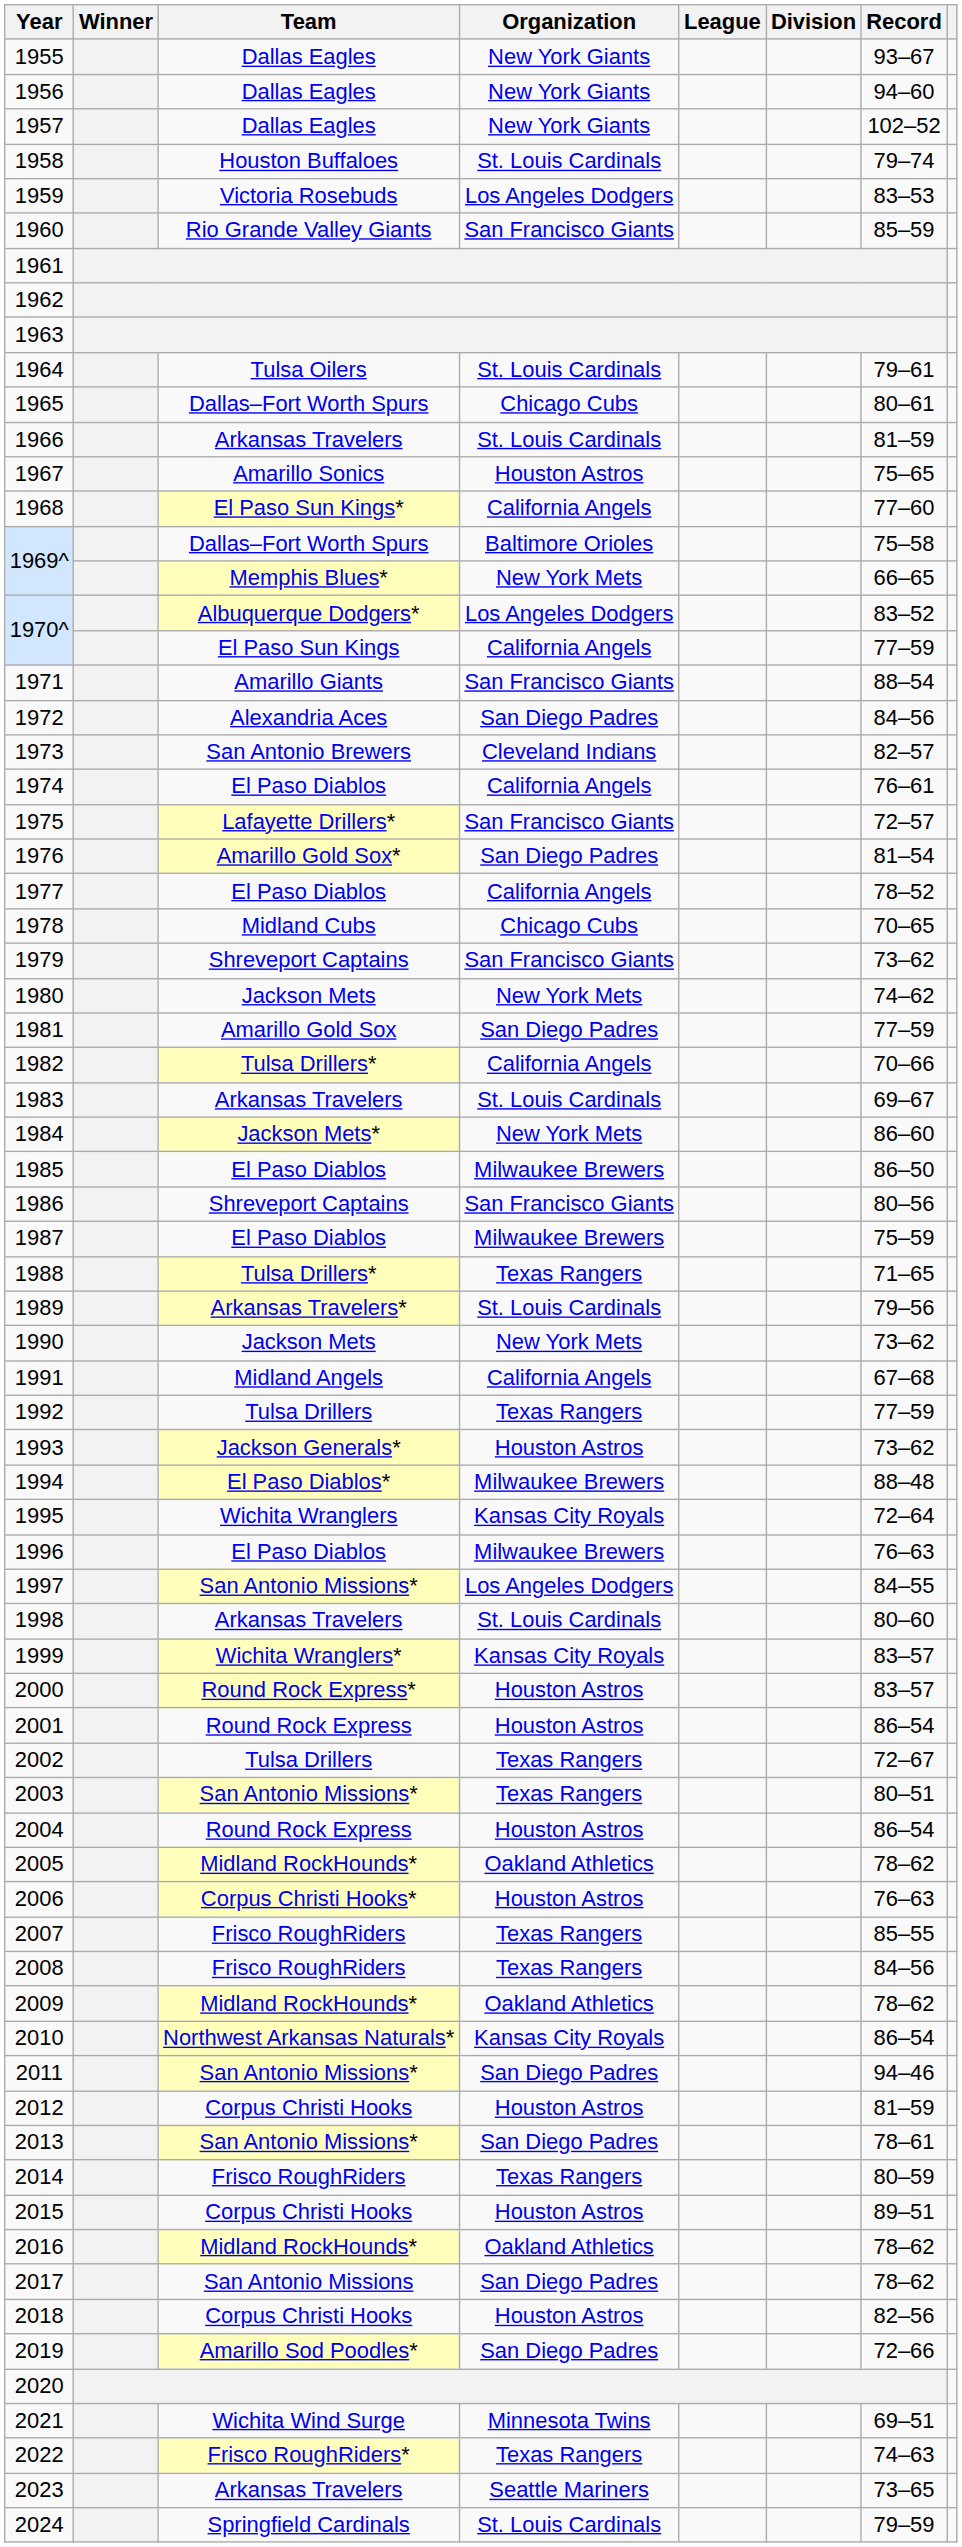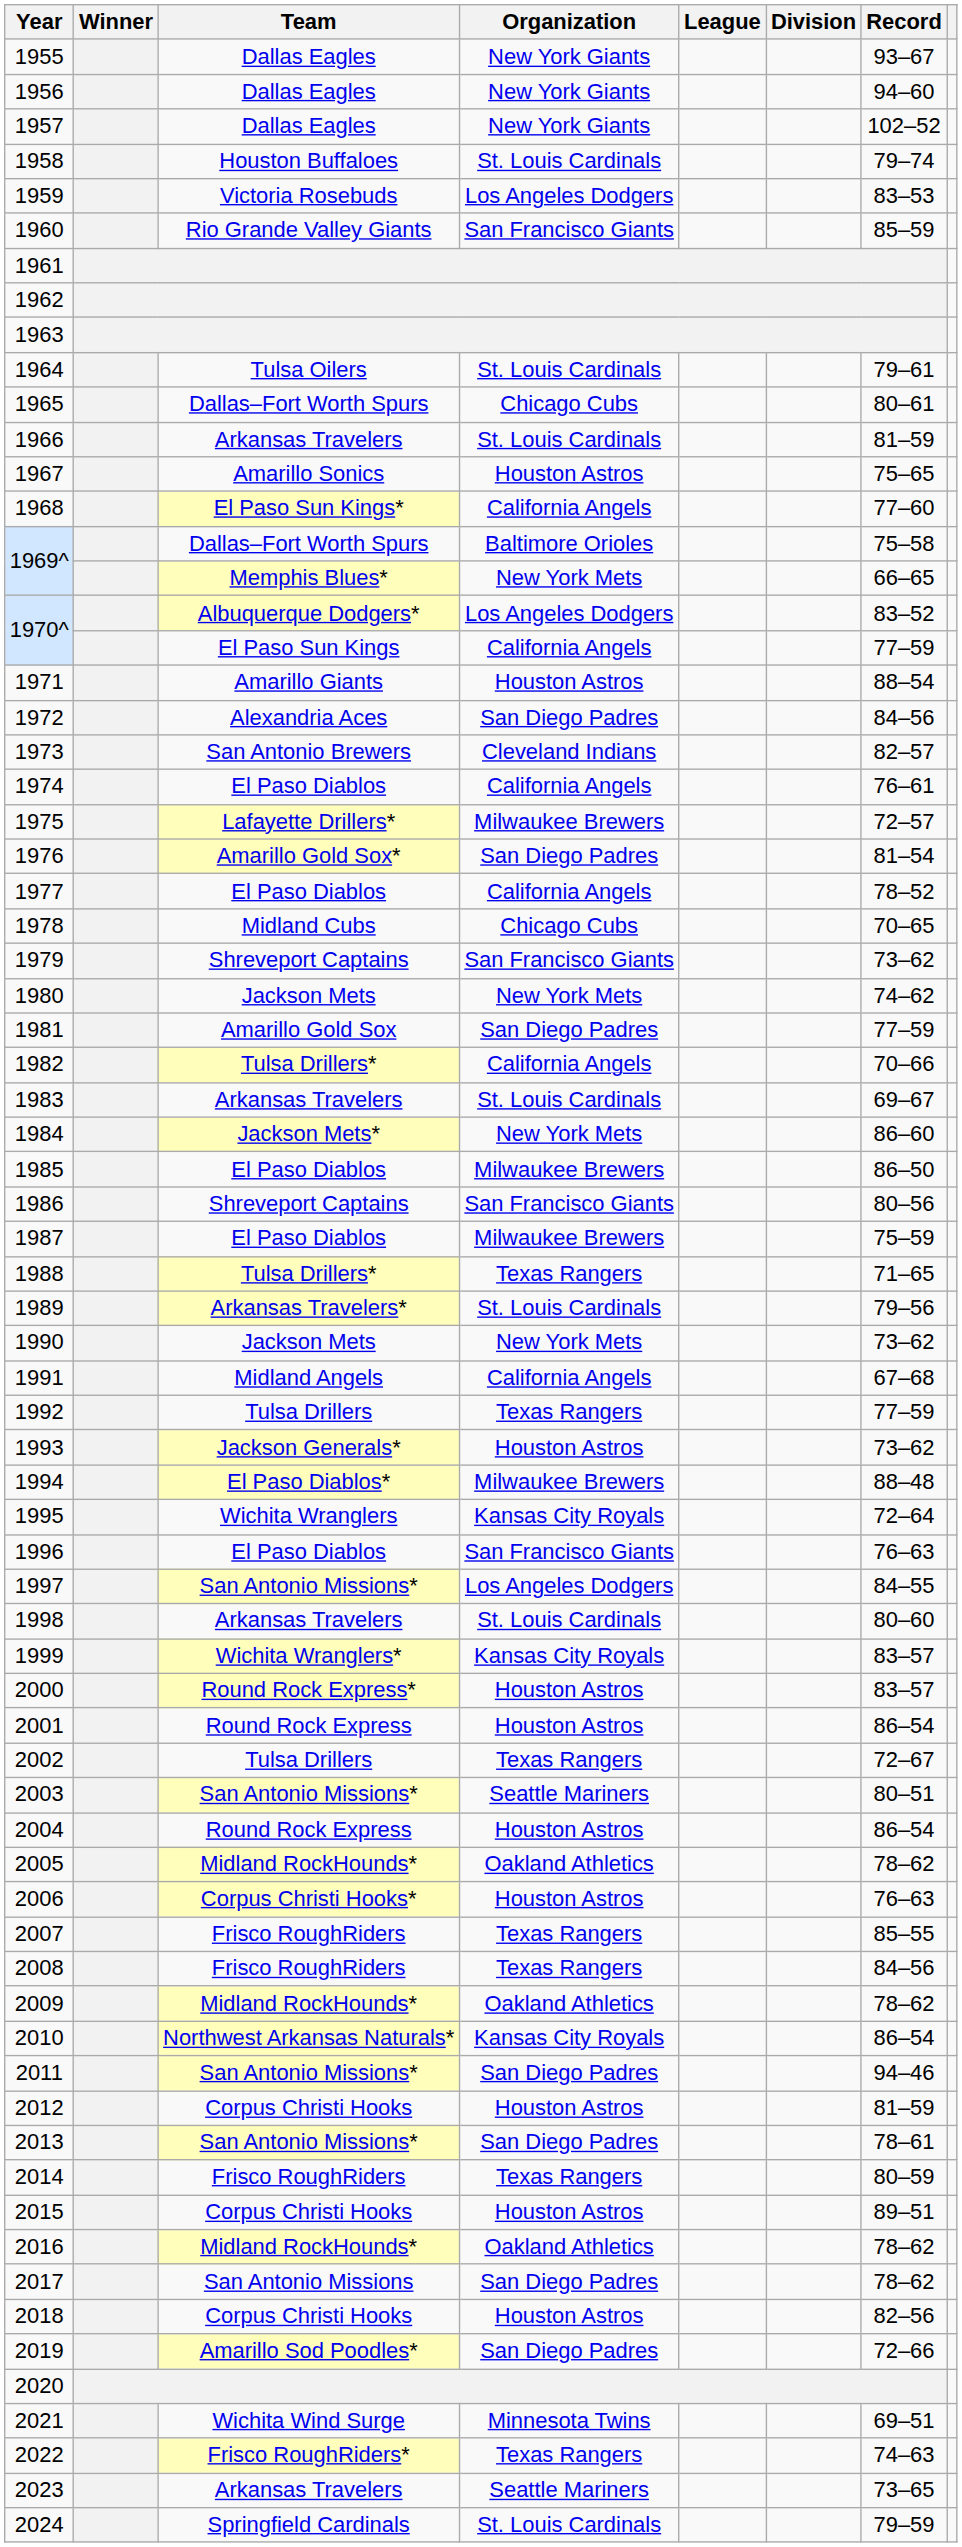(569, 682) San Francisco Giants -> (569, 682) Houston Astros
(569, 821) San Francisco Giants -> (569, 821) Milwaukee Brewers
(569, 1551) Milwaukee Brewers -> (569, 1551) San Francisco Giants
(569, 1794) Texas Rangers -> (569, 1794) Seattle Mariners
